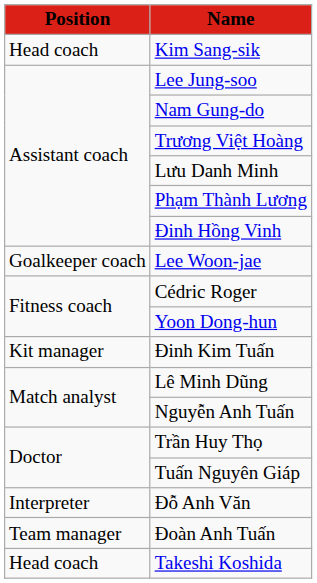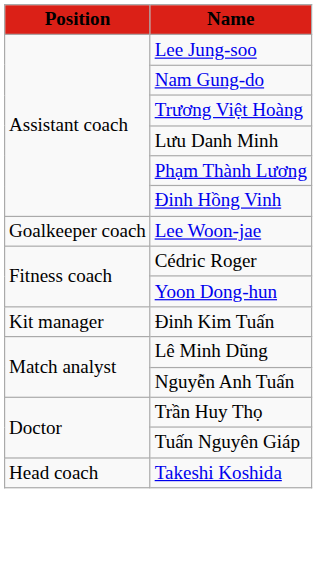- row: (207, 49)
- row: (203, 502)
- row: (215, 532)
